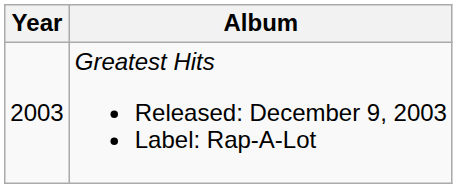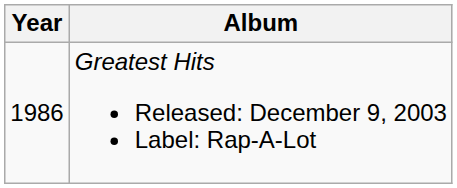(37, 112) 2003 -> (37, 112) 1986
